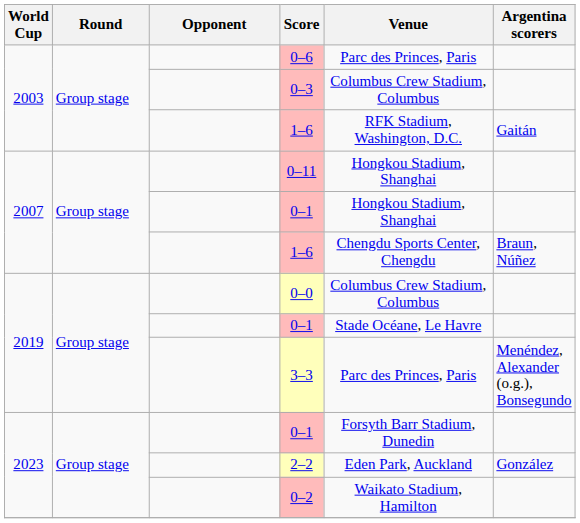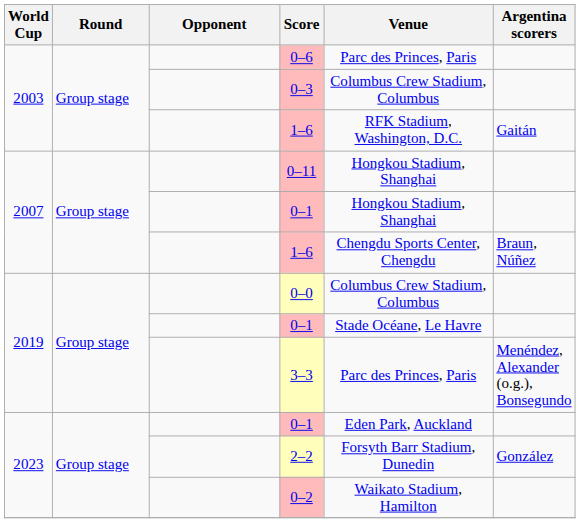(408, 432) Forsyth Barr Stadium, Dunedin -> (408, 424) Eden Park, Auckland
(408, 464) Eden Park, Auckland -> (408, 456) Forsyth Barr Stadium, Dunedin
